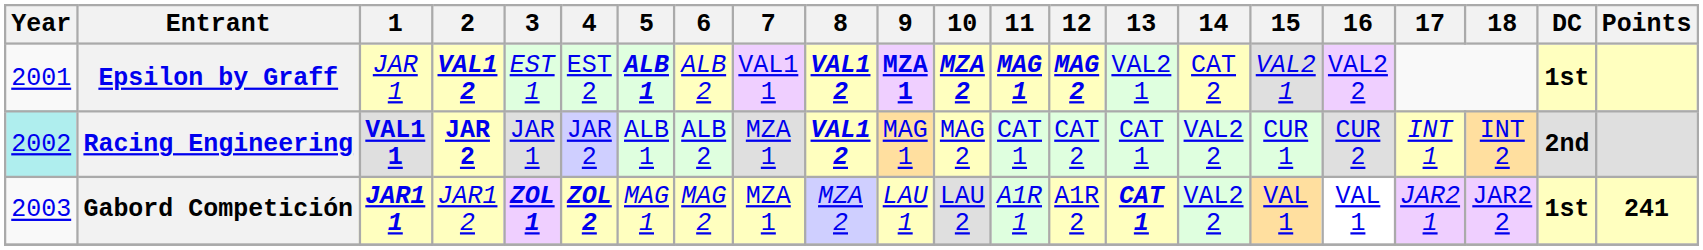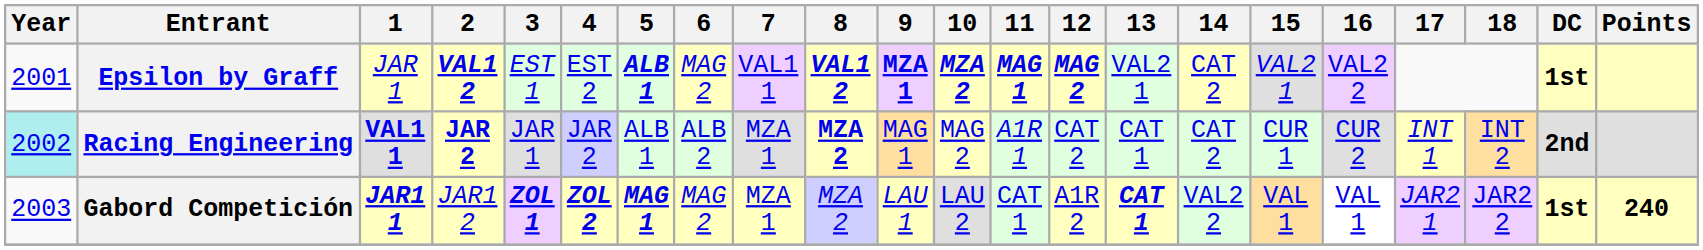(704, 78) ALB 2 -> (704, 78) MAG 2
(841, 144) VAL1 2 -> (841, 144) MZA 2
(1020, 144) CAT 1 -> (1020, 144) A1R 1
(1214, 144) VAL2 2 -> (1214, 144) CAT 2
(646, 211) normal -> (646, 211) bold
(1020, 211) A1R 1 -> (1020, 211) CAT 1
(1647, 211) 241 -> (1647, 211) 240
